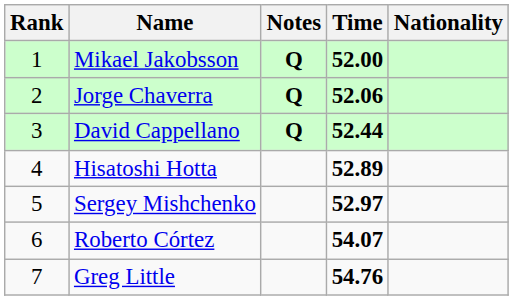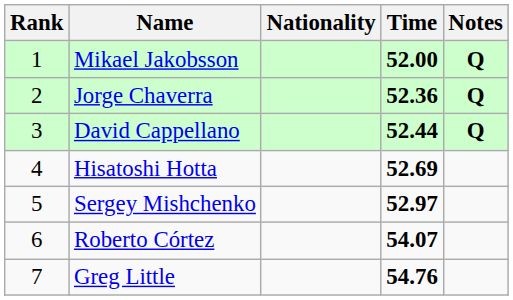columns swapped: (448, 22) <-> (294, 22)
(357, 95) 52.06 -> (412, 95) 52.36
(357, 167) 52.89 -> (412, 167) 52.69
